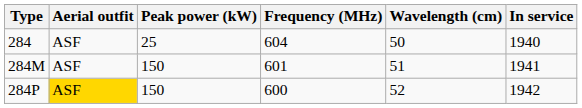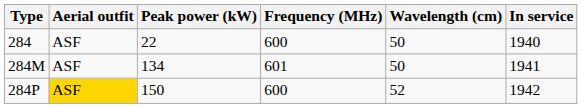(149, 41) 25 -> (149, 41) 22
(276, 41) 604 -> (276, 41) 600
(153, 66) 150 -> (153, 66) 134
(397, 66) 51 -> (397, 66) 50
